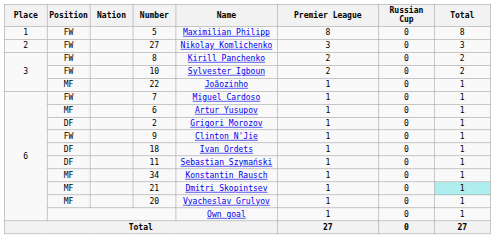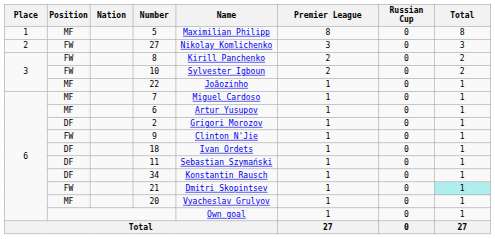(69, 33) FW -> (69, 33) MF
(69, 98) FW -> (69, 98) MF
(69, 176) MF -> (69, 176) DF
(69, 189) MF -> (69, 189) FW
